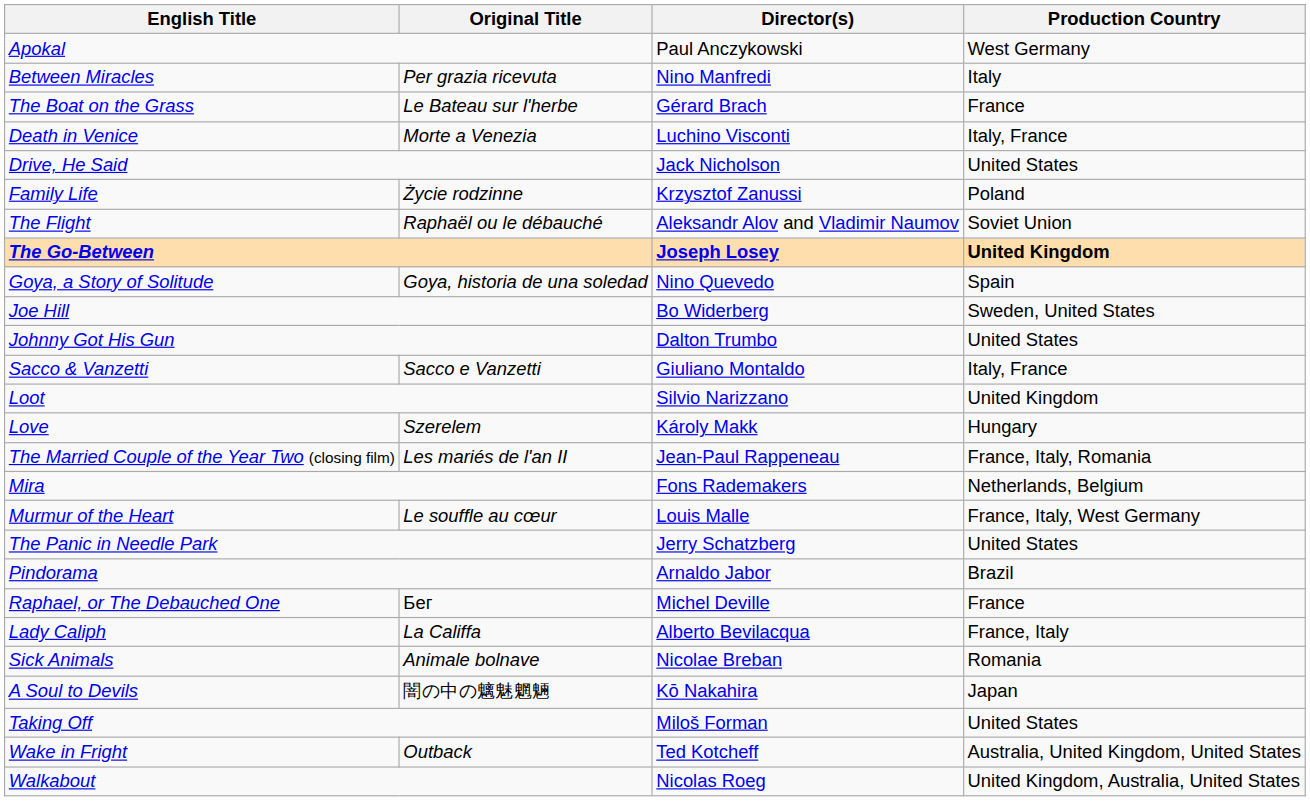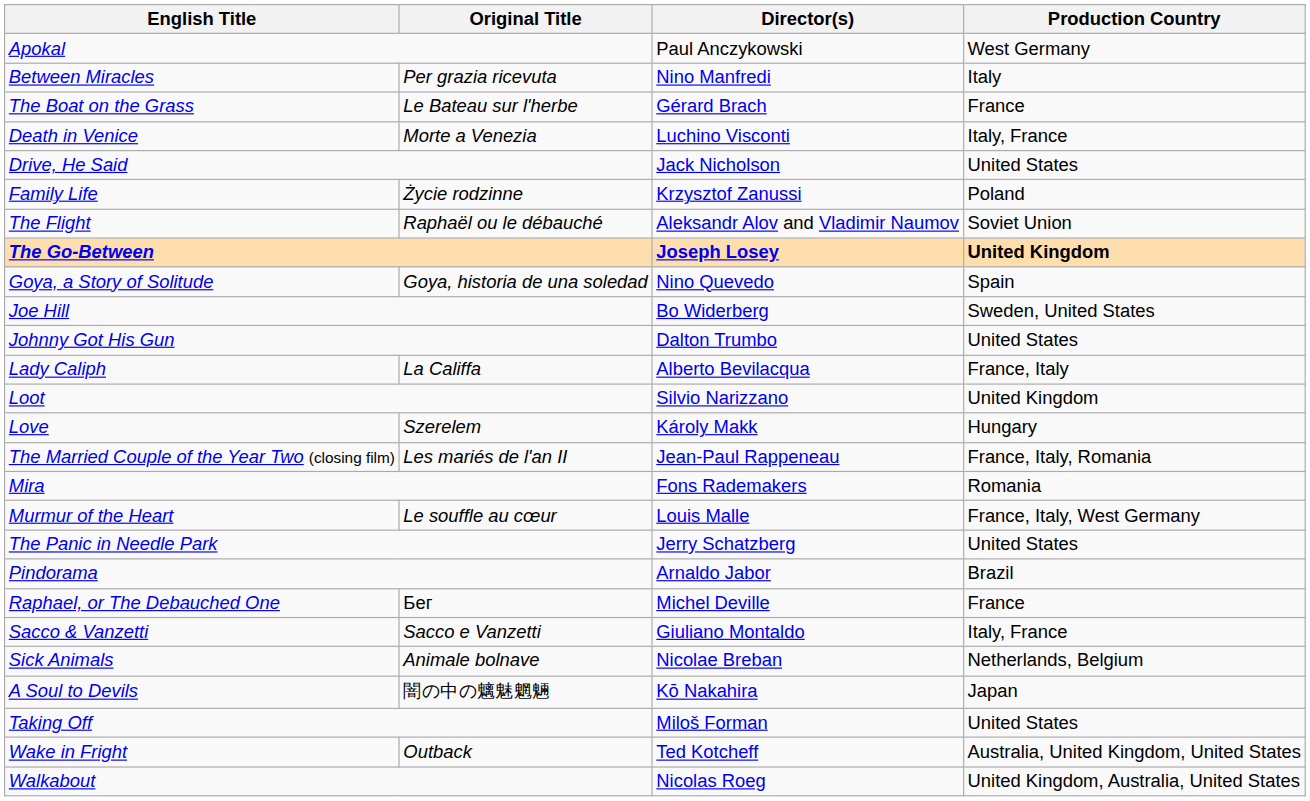rows swapped: (57, 631) <-> (79, 369)
(1055, 485) Netherlands, Belgium -> (1004, 485) Romania
(1004, 661) Romania -> (1055, 661) Netherlands, Belgium
